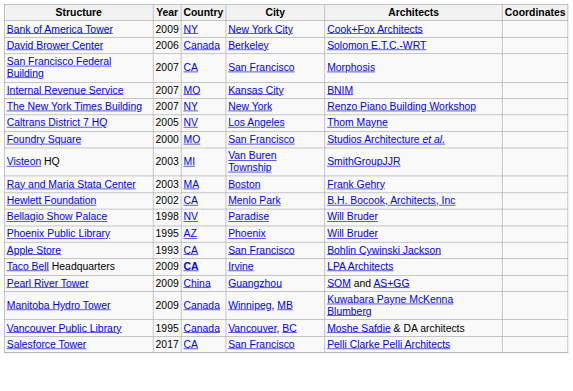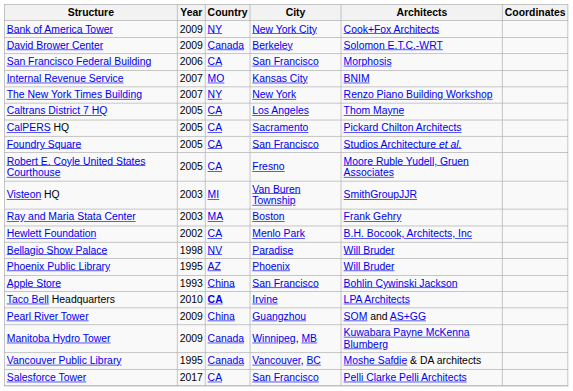(167, 45) 2006 -> (191, 45) 2009
(167, 68) 2007 -> (191, 62) 2006
(191, 123) NV -> (215, 111) CA
+ row: (38, 128)
(167, 139) 2000 -> (191, 144) 2005
(192, 139) MO -> (215, 144) CA
+ row: (76, 167)
(191, 250) CA -> (221, 283) China
(167, 267) 2009 -> (191, 300) 2010
